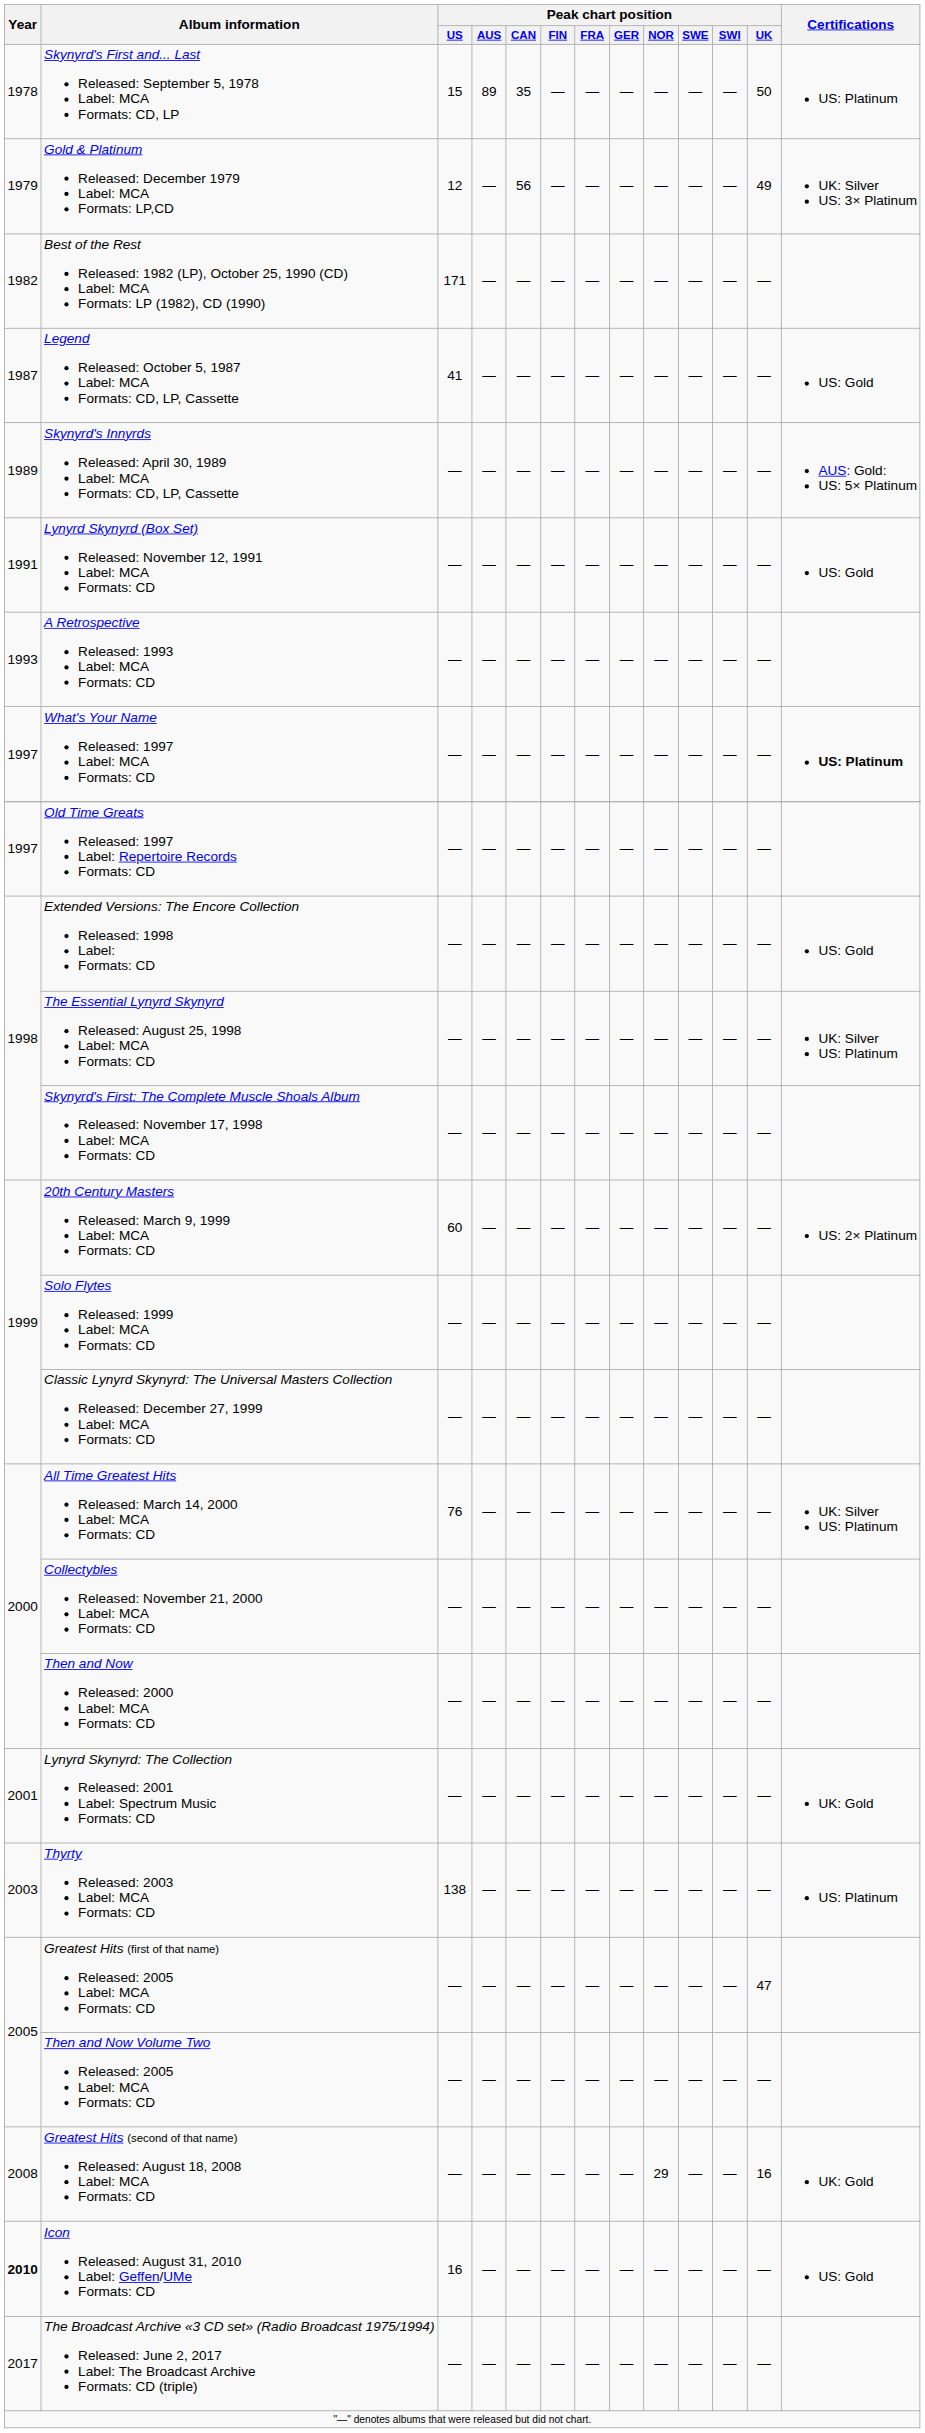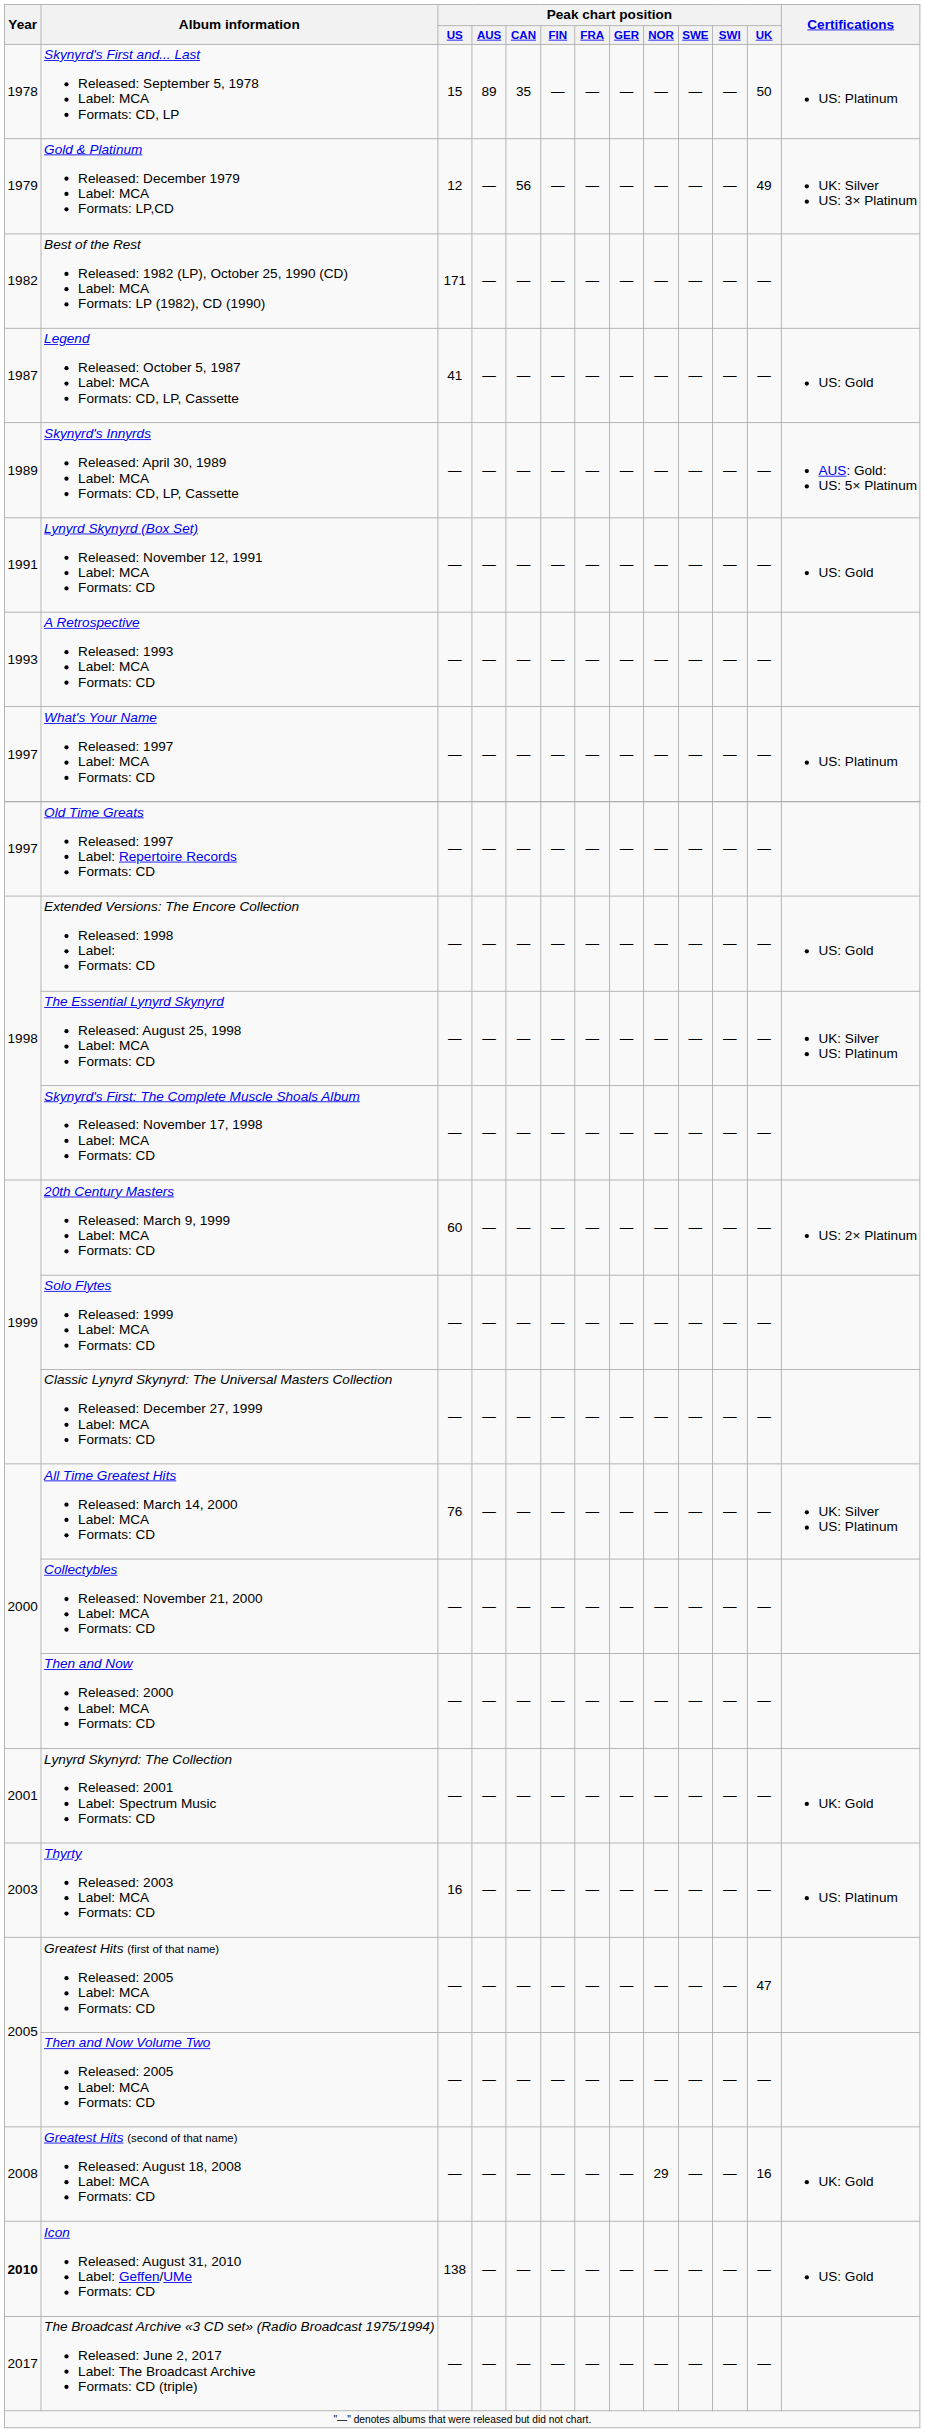(851, 762) bold -> (851, 762) normal
(455, 1890) 138 -> (455, 1890) 16
(455, 2269) 16 -> (455, 2269) 138
